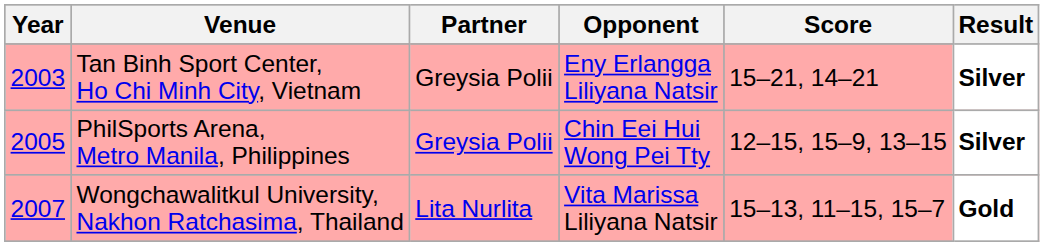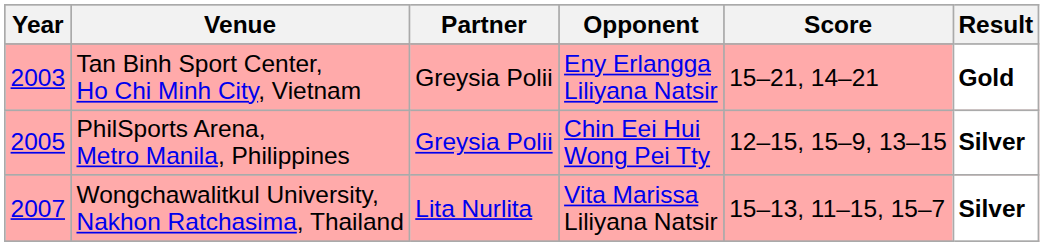(992, 77) Silver -> (986, 77) Gold
(986, 209) Gold -> (992, 209) Silver
